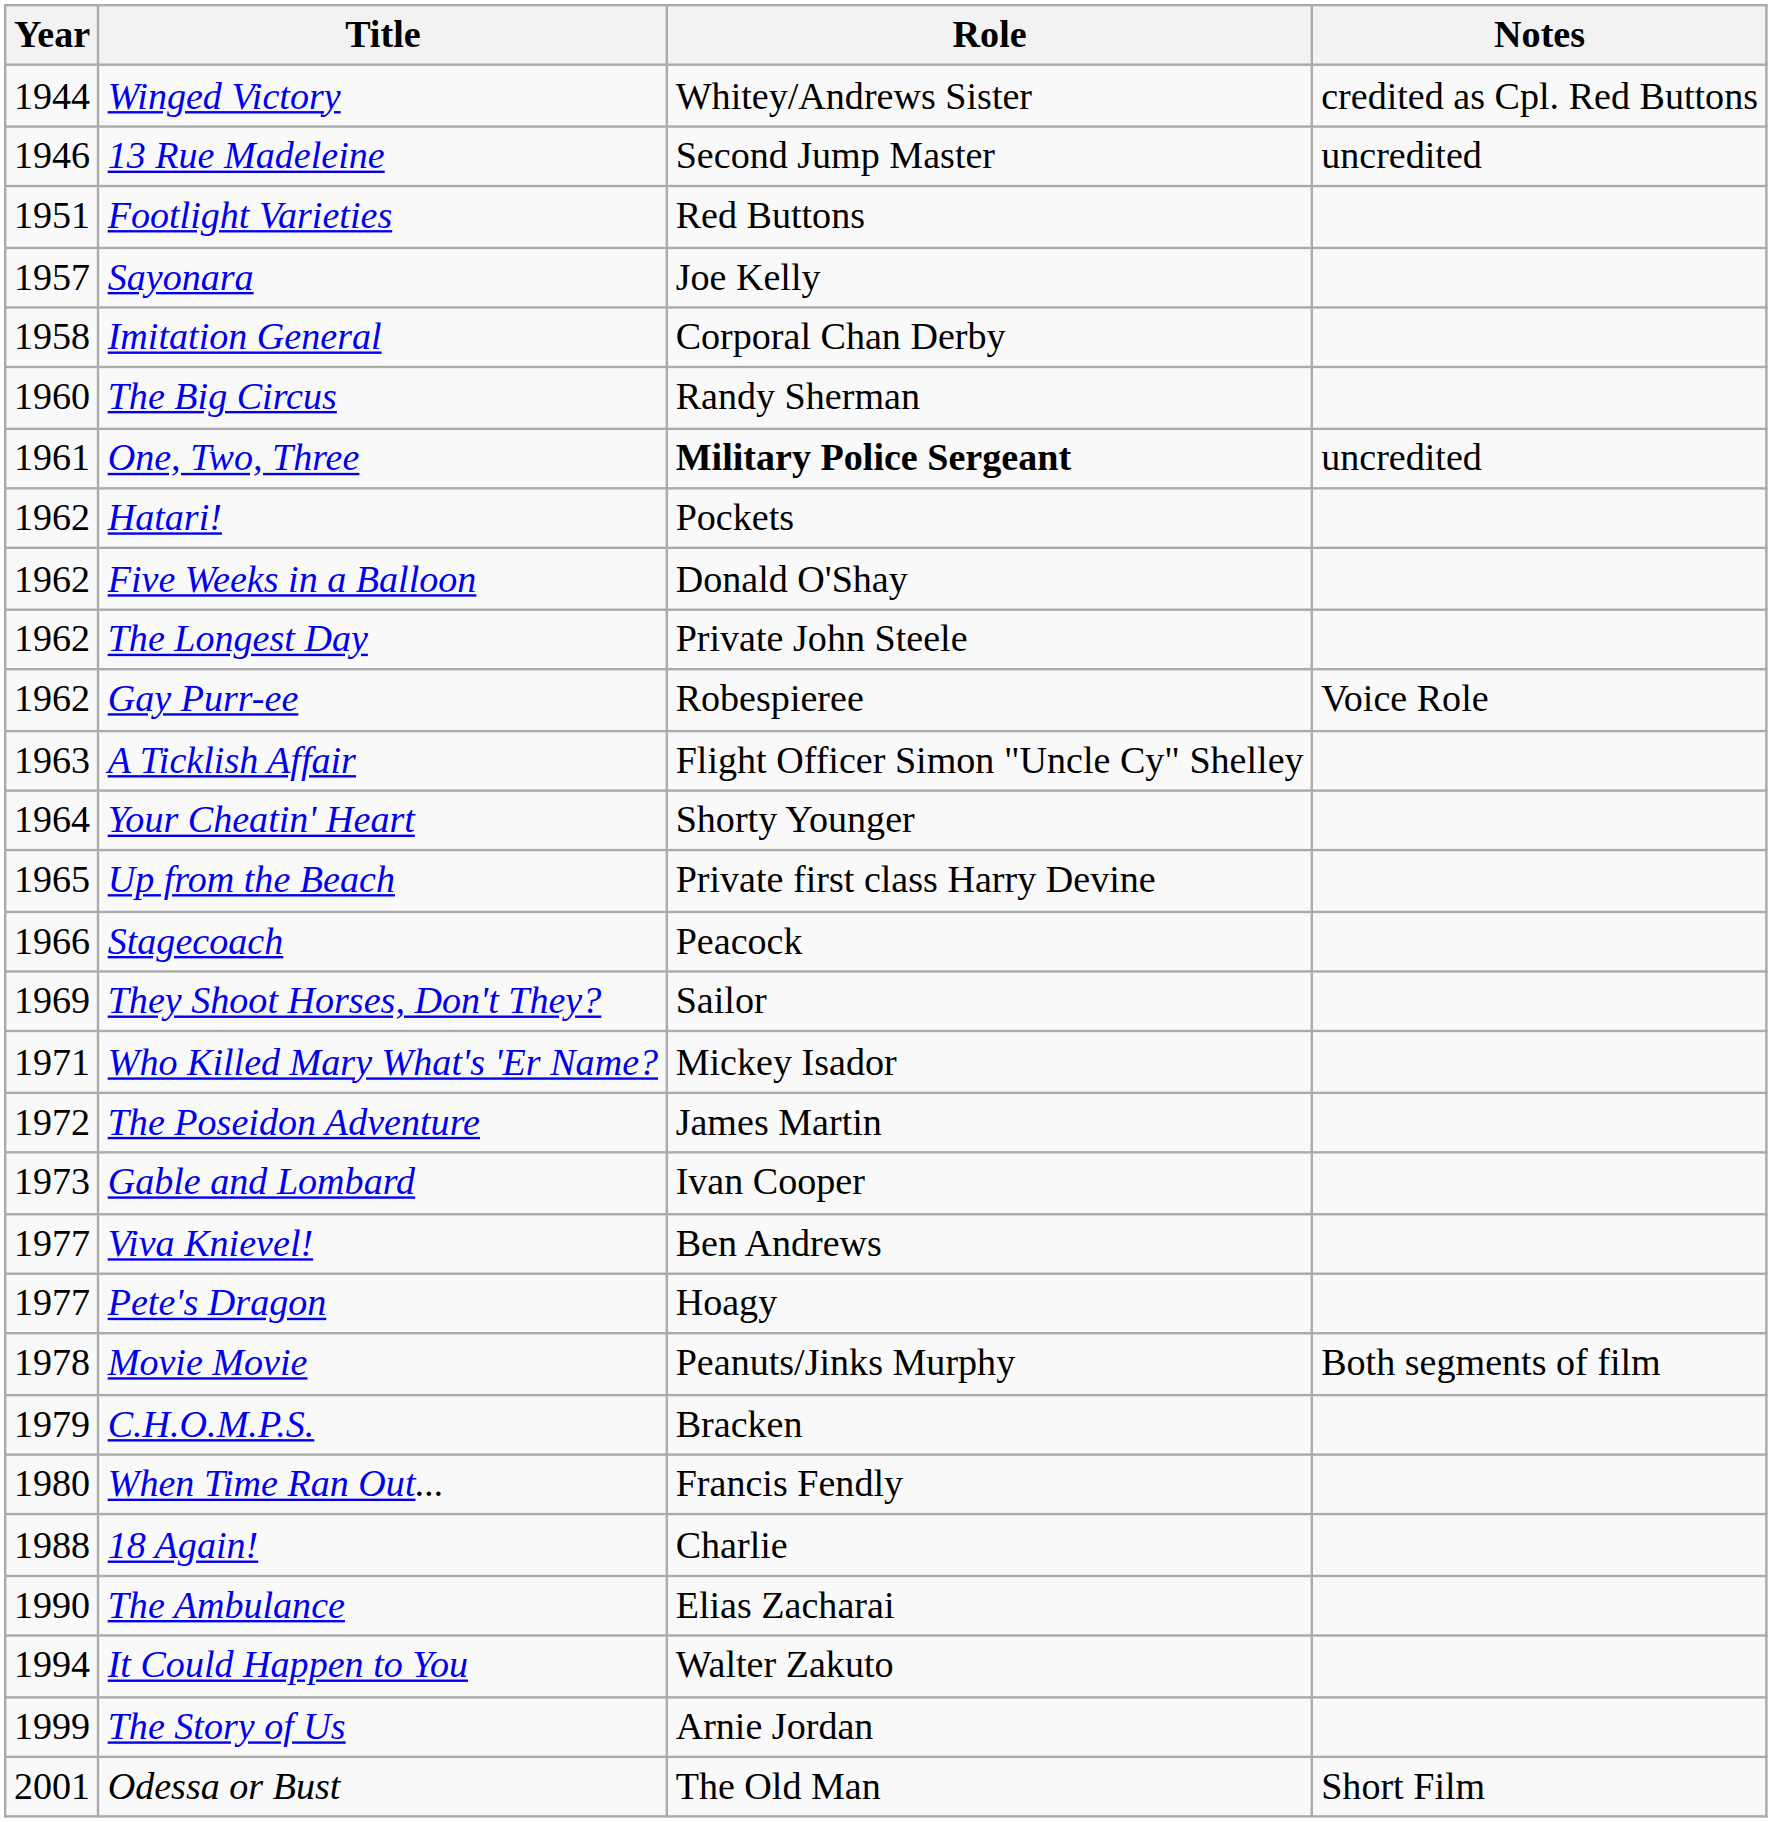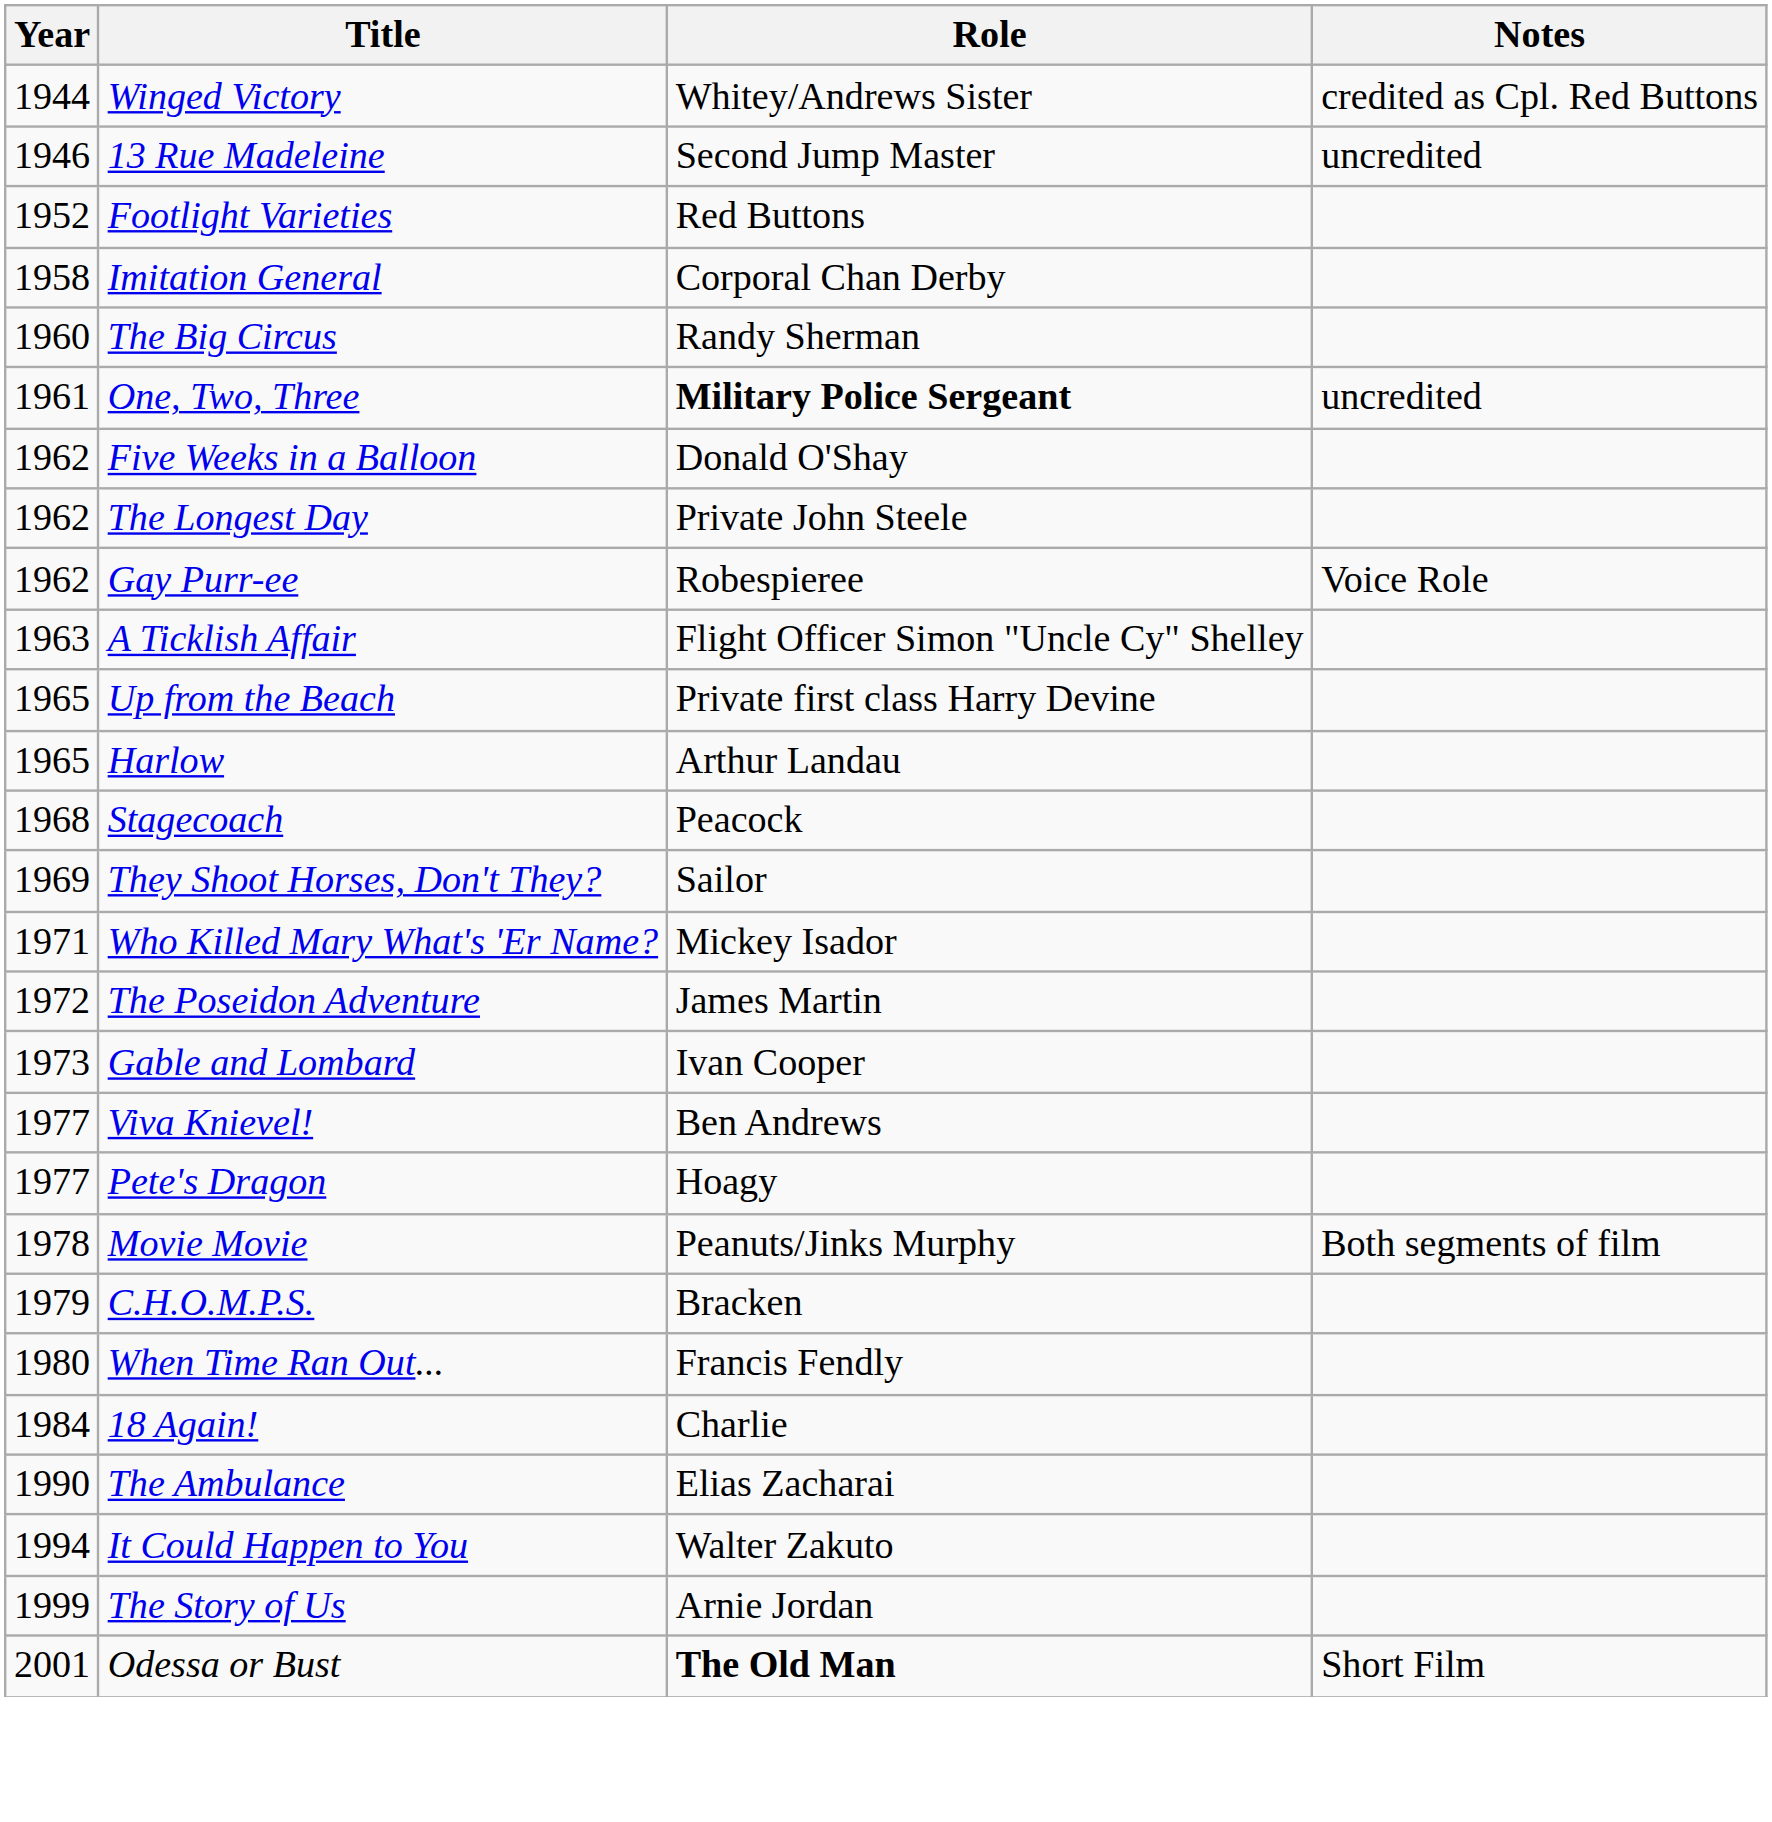(52, 215) 1951 -> (52, 215) 1952
- row: (181, 276)
- row: (165, 517)
- row: (261, 819)
+ row: (166, 759)
(52, 940) 1966 -> (52, 819) 1968
(52, 1544) 1988 -> (52, 1423) 1984
(778, 1786) normal -> (786, 1665) bold
